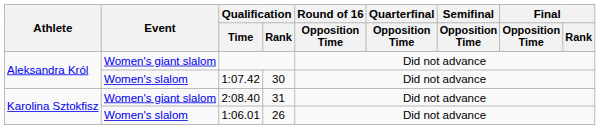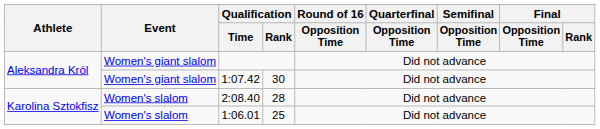(146, 79) Women's slalom -> (160, 79) Women's giant slalom
(160, 98) Women's giant slalom -> (146, 98) Women's slalom
(279, 98) 31 -> (279, 98) 28
(279, 116) 26 -> (279, 116) 25
